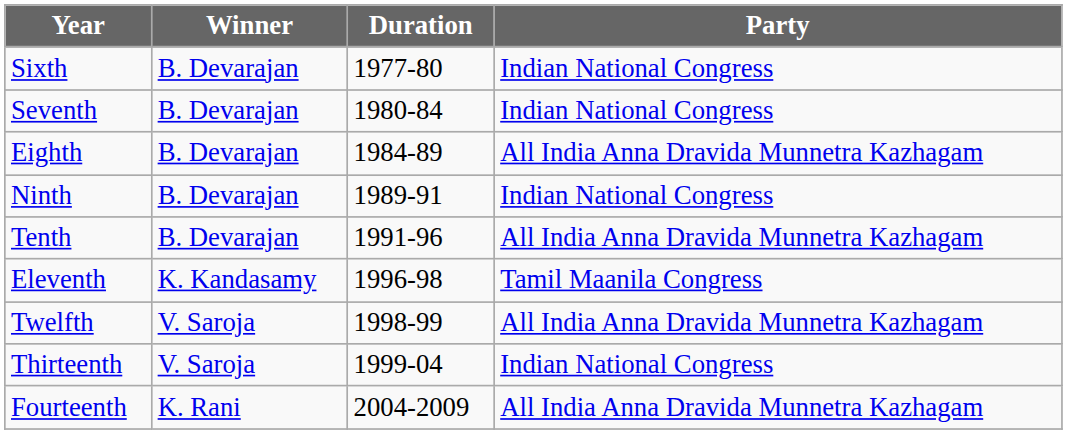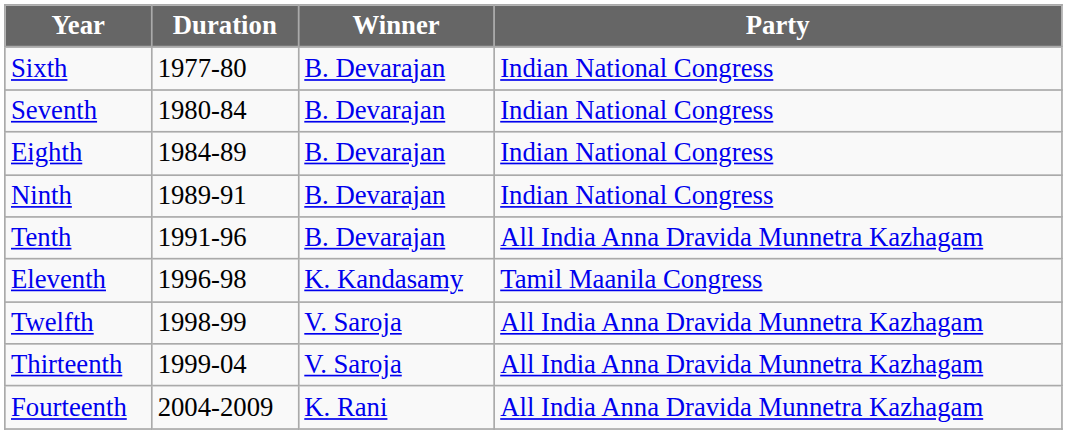columns swapped: (421, 25) <-> (249, 25)
(742, 152) All India Anna Dravida Munnetra Kazhagam -> (637, 152) Indian National Congress
(637, 364) Indian National Congress -> (742, 364) All India Anna Dravida Munnetra Kazhagam
